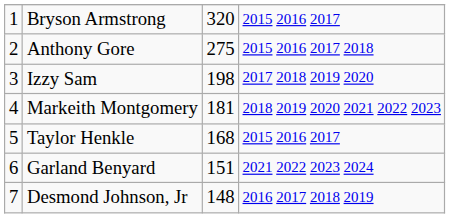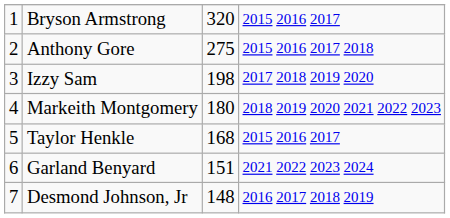(221, 108) 181 -> (221, 108) 180
